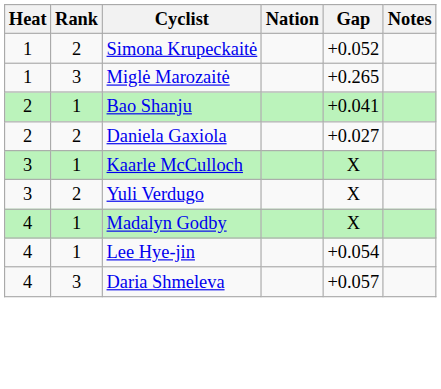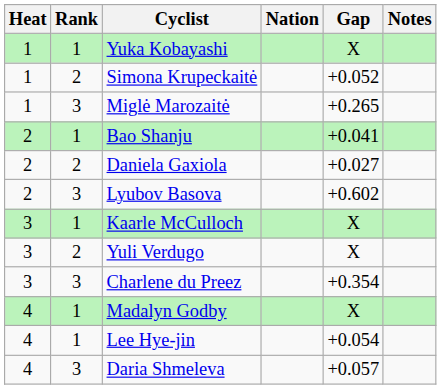+ row: (167, 48)
+ row: (164, 194)
+ row: (174, 281)
